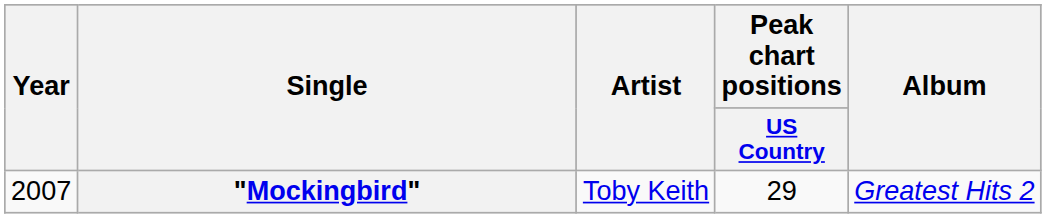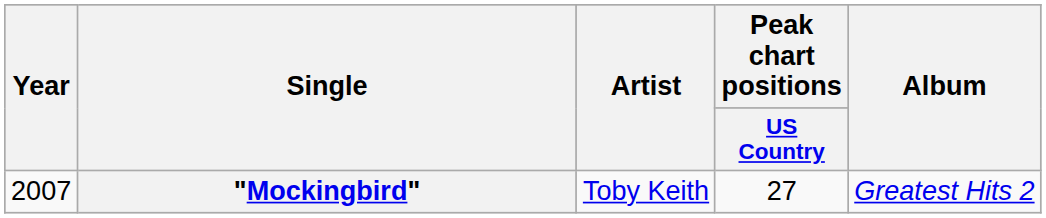(782, 191) 29 -> (782, 191) 27
